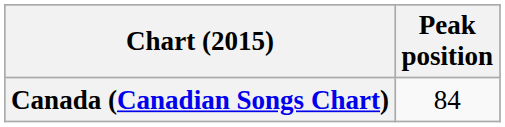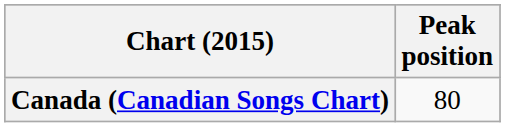(447, 99) 84 -> (447, 99) 80
